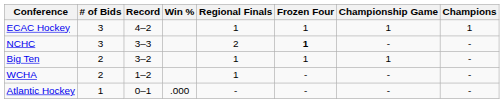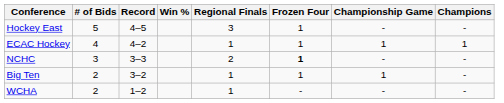+ row: (34, 28)
(100, 28) 3 -> (96, 43) 4
- row: (41, 91)
